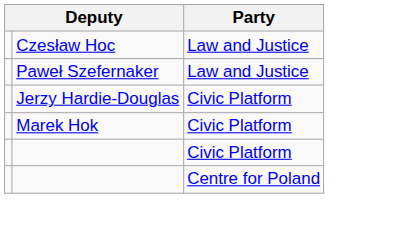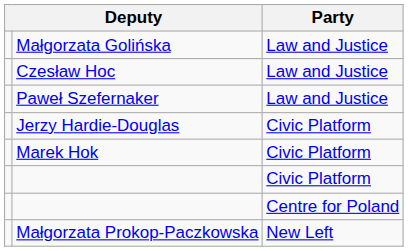+ row: (94, 44)
+ row: (137, 233)
